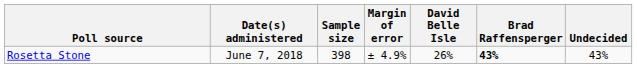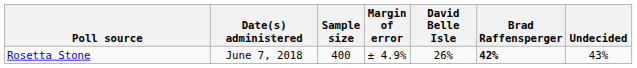(341, 55) 398 -> (341, 55) 400
(489, 55) 43% -> (489, 55) 42%
